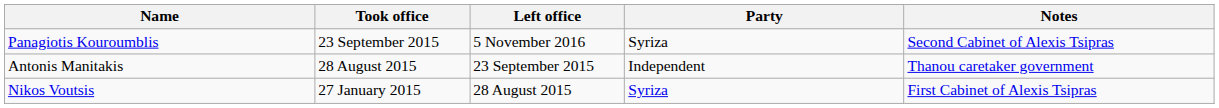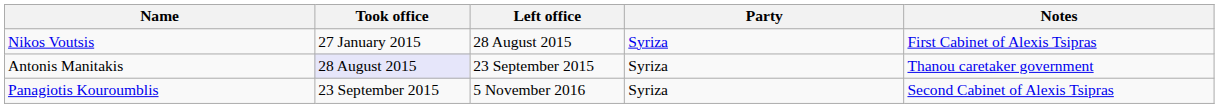rows swapped: (51, 90) <-> (83, 41)
(367, 66) no background -> (367, 66) lavender background
(667, 66) Independent -> (648, 66) Syriza
